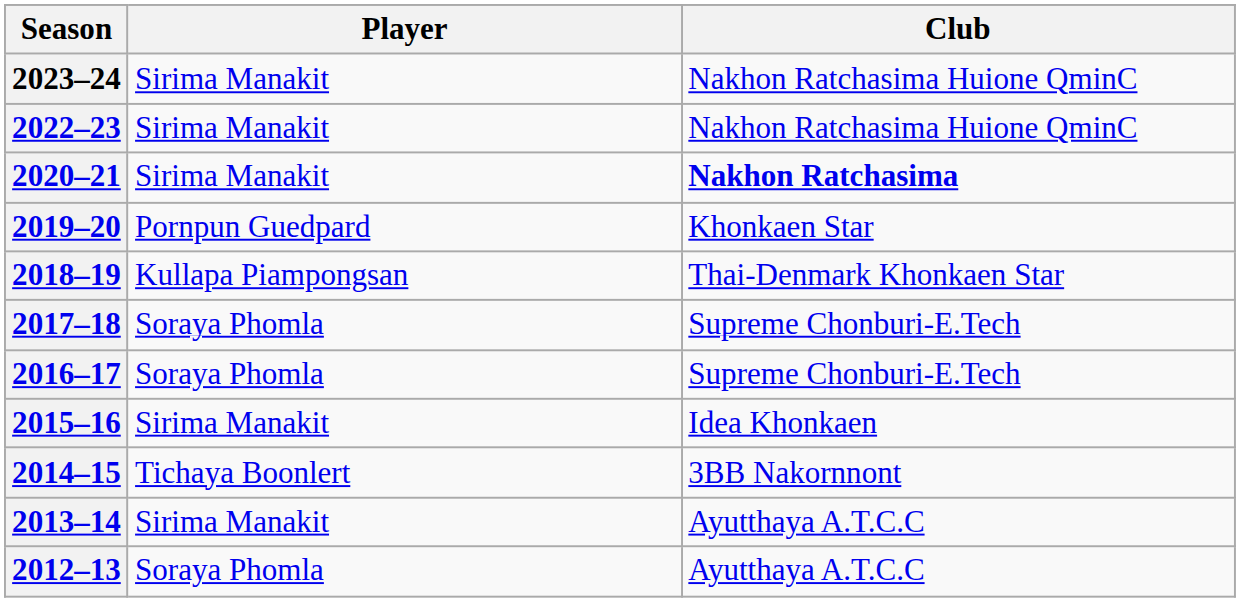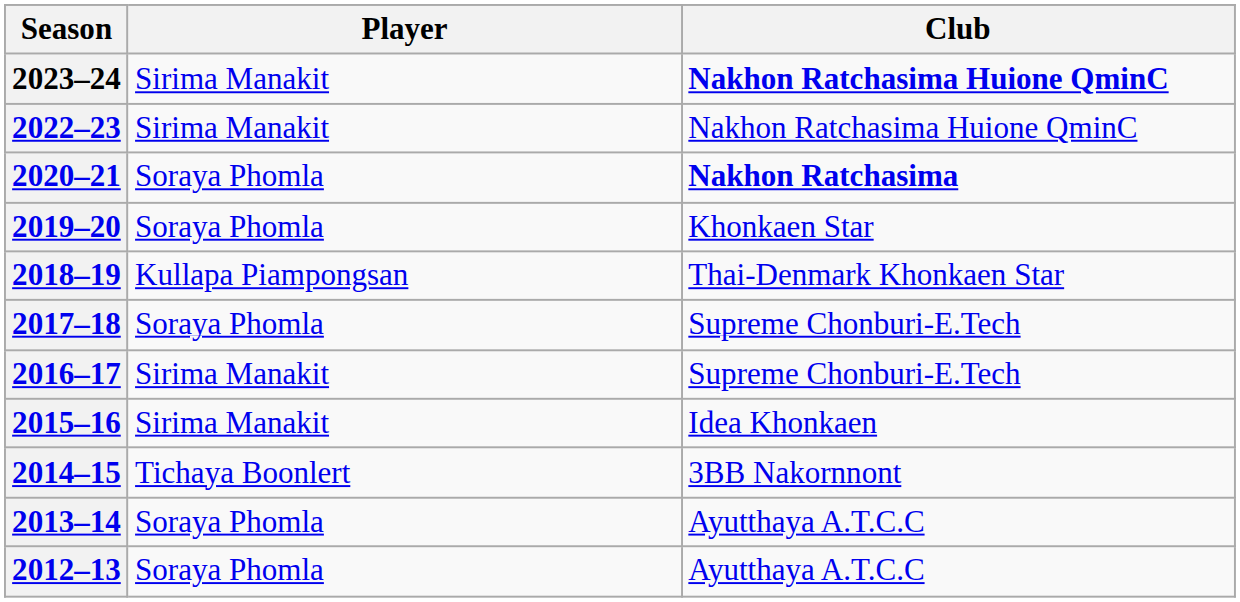(913, 78) normal -> (929, 78) bold
(232, 176) Sirima Manakit -> (229, 176) Soraya Phomla
(253, 226) Pornpun Guedpard -> (229, 226) Soraya Phomla
(229, 373) Soraya Phomla -> (232, 373) Sirima Manakit
(232, 521) Sirima Manakit -> (229, 521) Soraya Phomla
